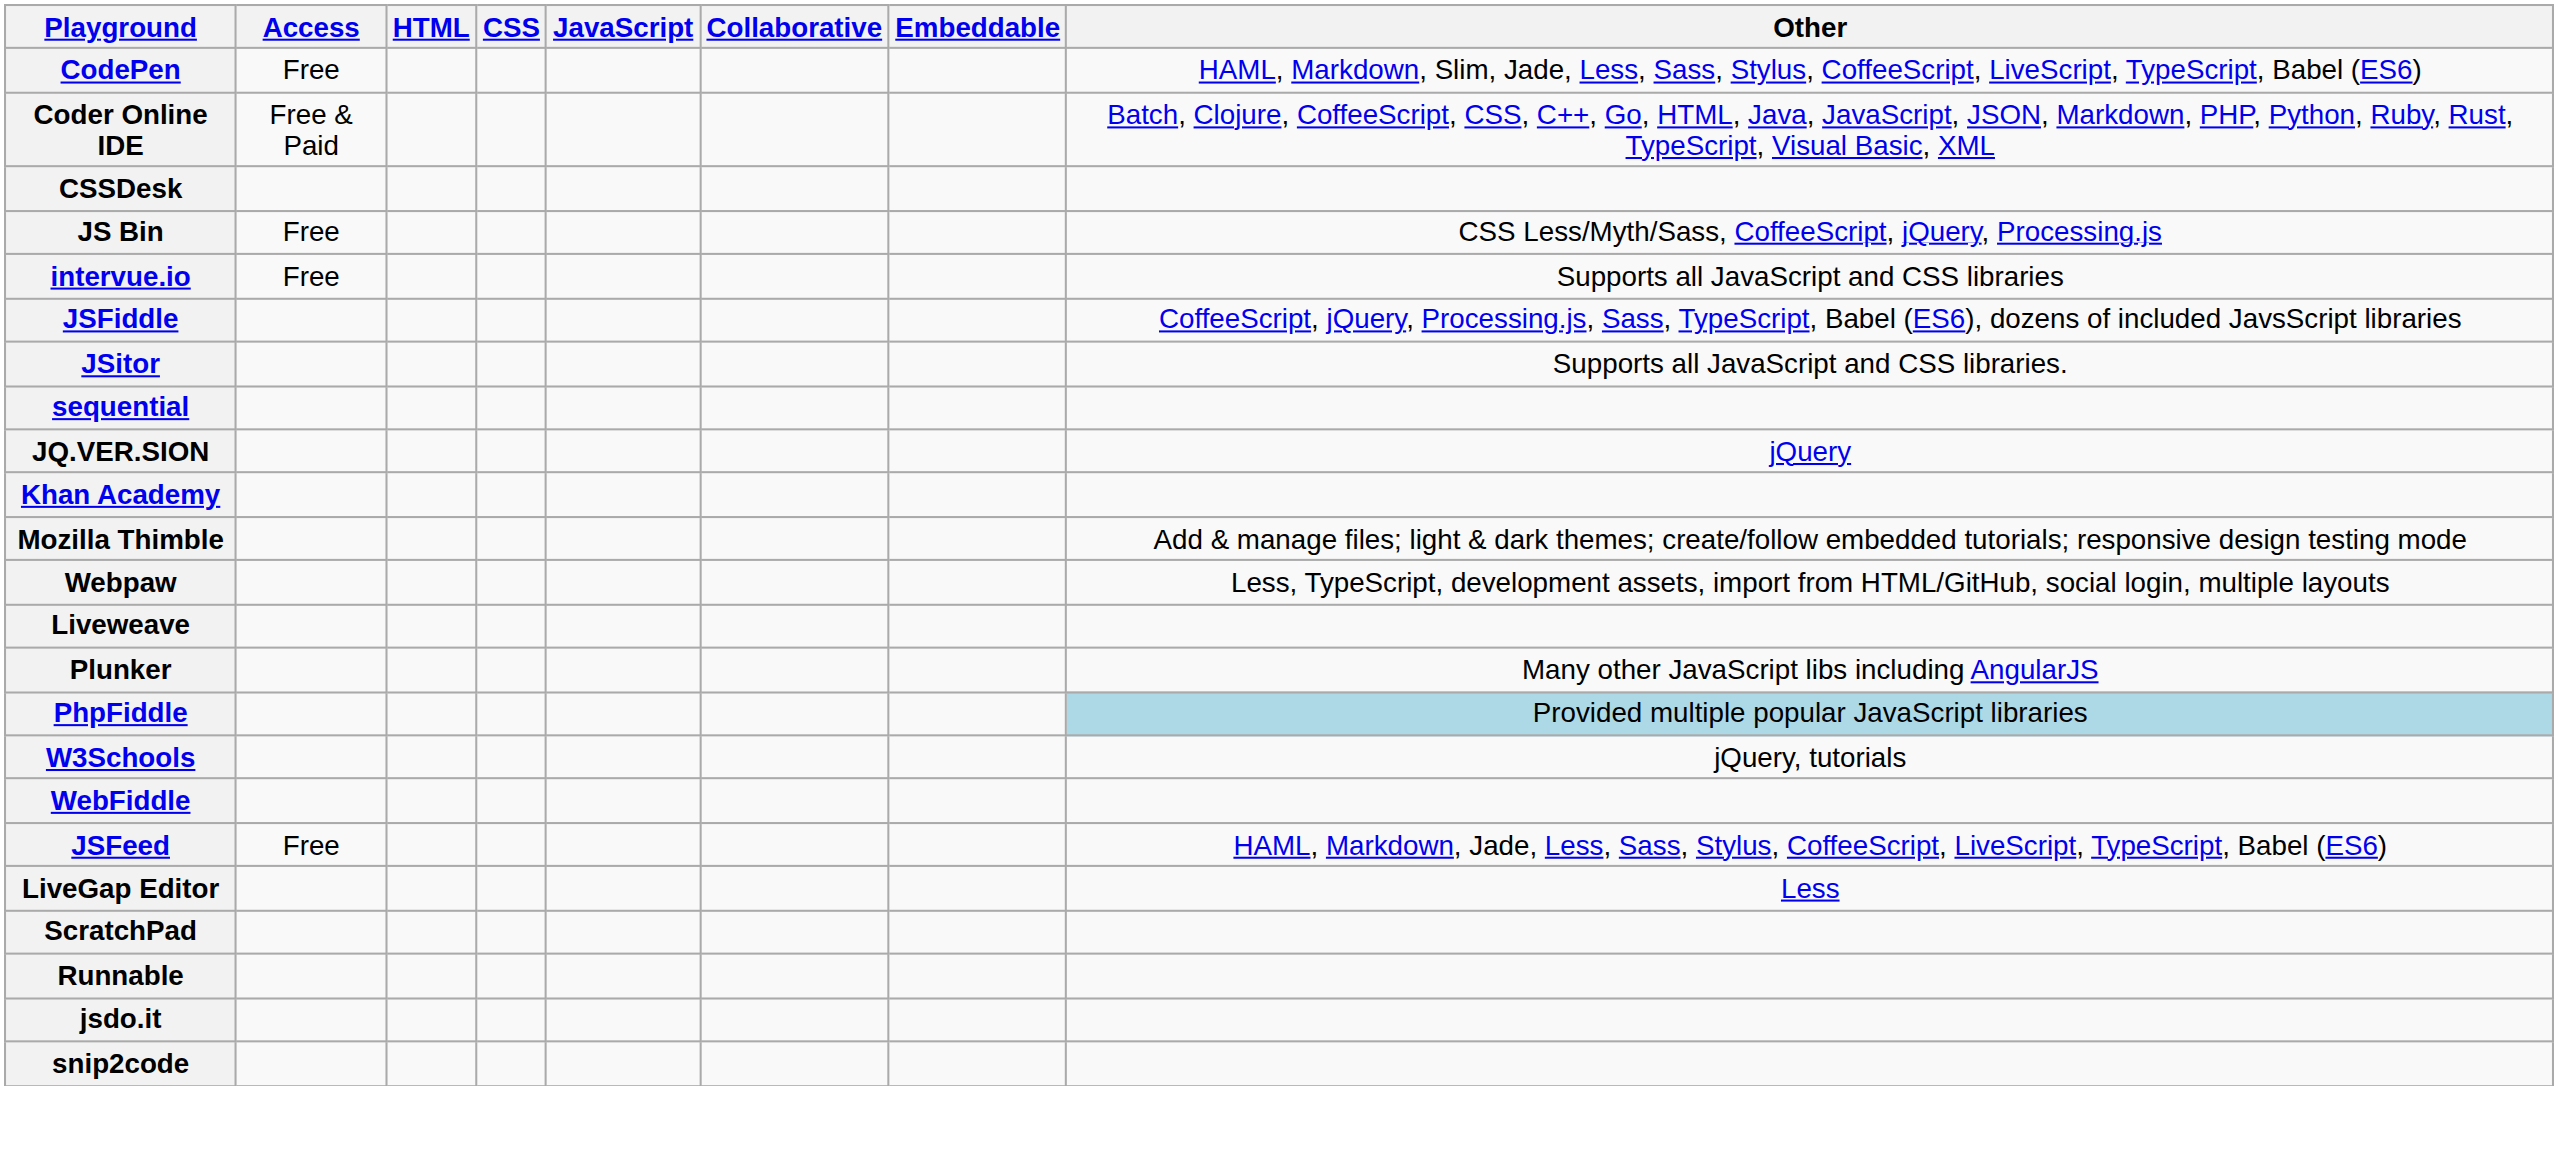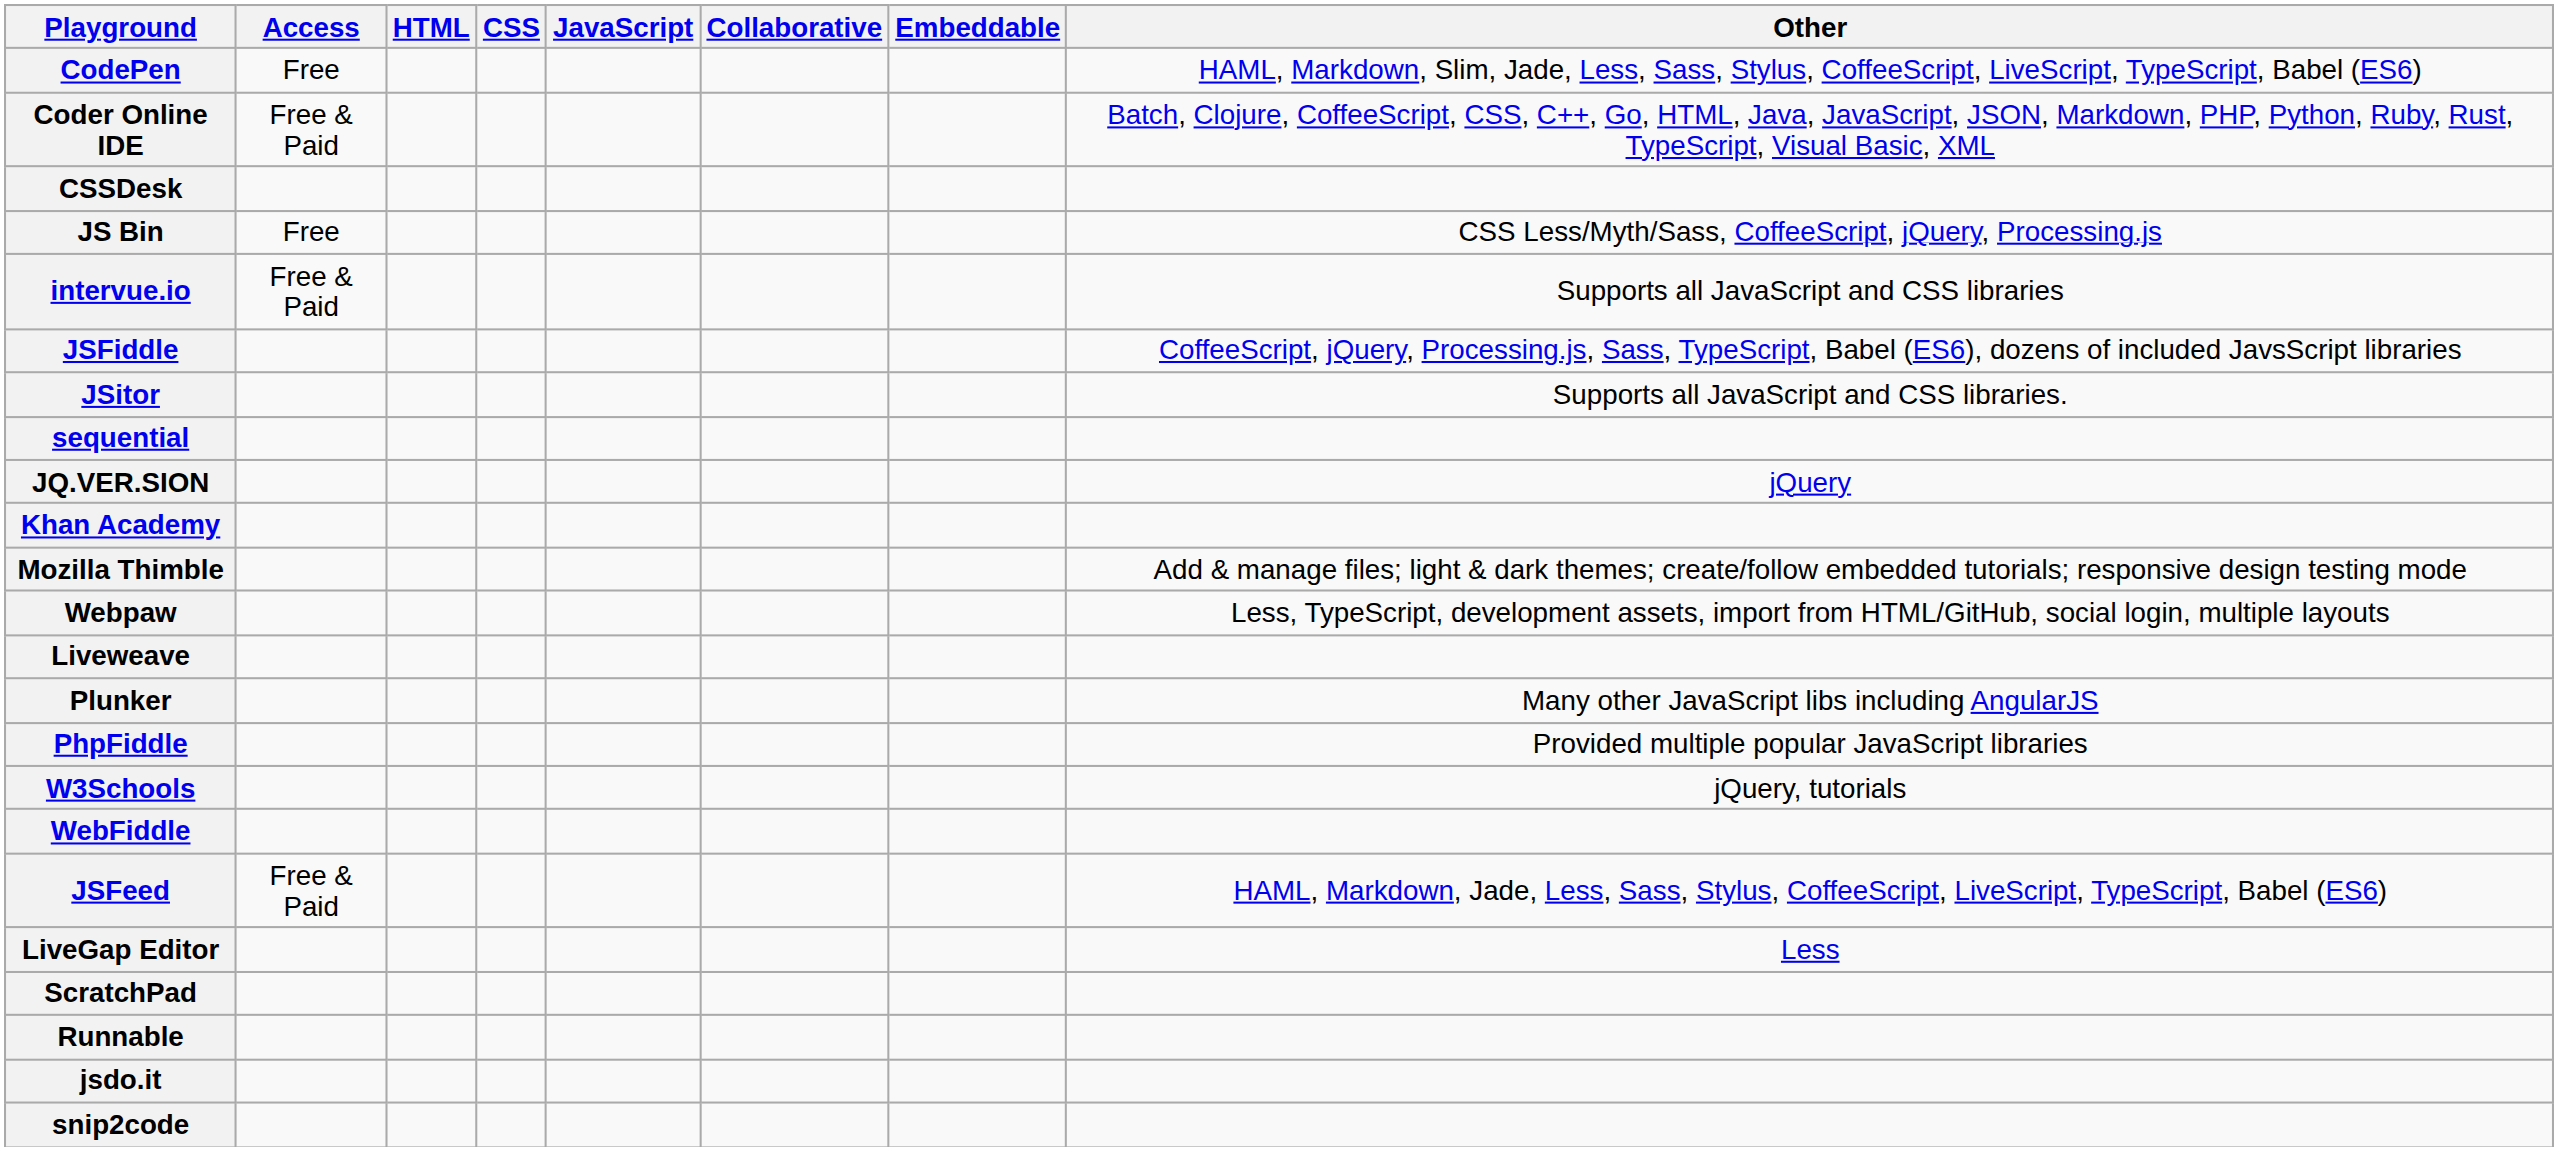(311, 276) Free -> (311, 291) Free & Paid
(1810, 713) lightblue background -> (1810, 744) no background
(311, 844) Free -> (311, 890) Free & Paid
